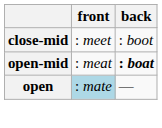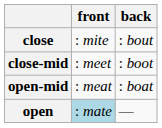+ row: (38, 39)
(136, 63) bold -> (136, 87) normal
